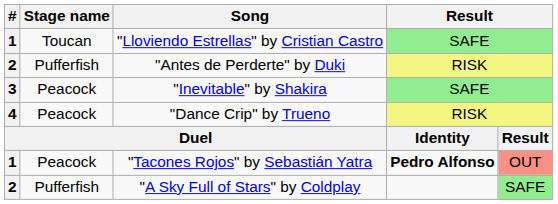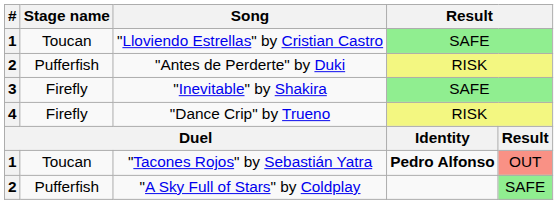(67, 89) Peacock -> (67, 89) Firefly
(67, 114) Peacock -> (67, 114) Firefly
(67, 162) Peacock -> (67, 162) Toucan
